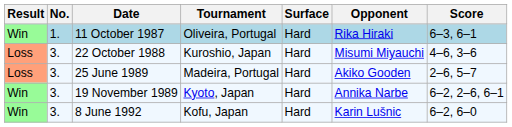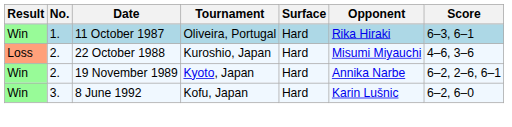(55, 53) 3. -> (55, 53) 2.
- row: (112, 72)
(55, 92) 3. -> (55, 72) 2.
